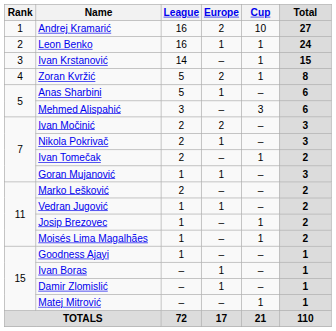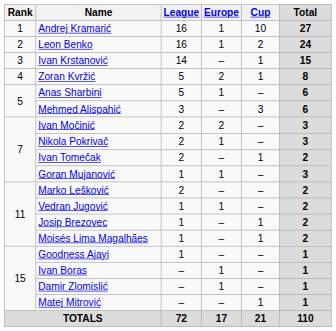(221, 29) 2 -> (221, 29) 1
(260, 45) 1 -> (260, 45) 2
